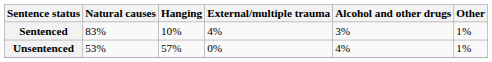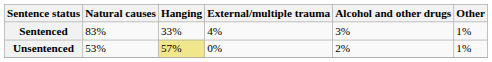(171, 31) 10% -> (171, 31) 33%
(171, 48) no background -> (171, 48) khaki background
(343, 48) 4% -> (343, 48) 2%
